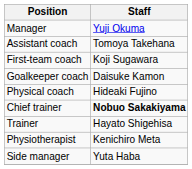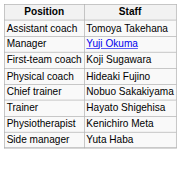rows swapped: (27, 28) <-> (42, 44)
- row: (48, 76)
(139, 108) bold -> (130, 92) normal
